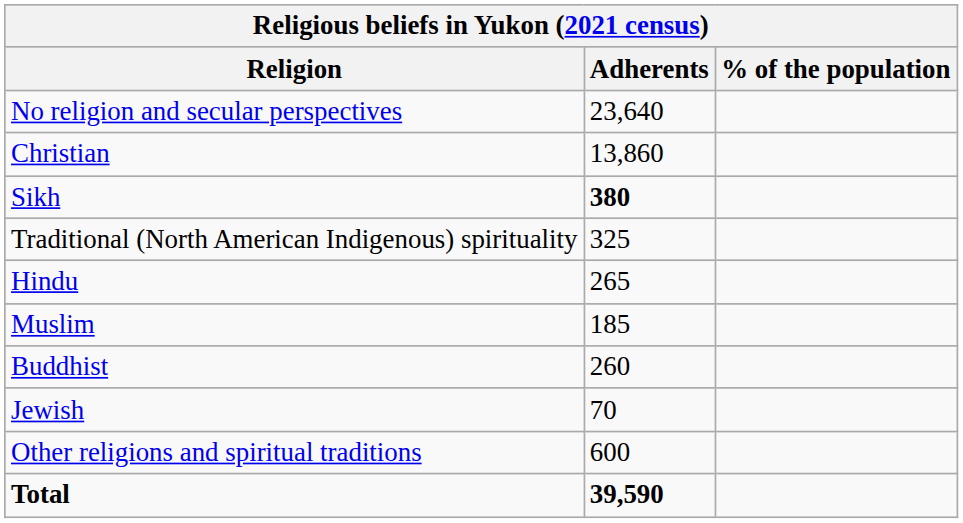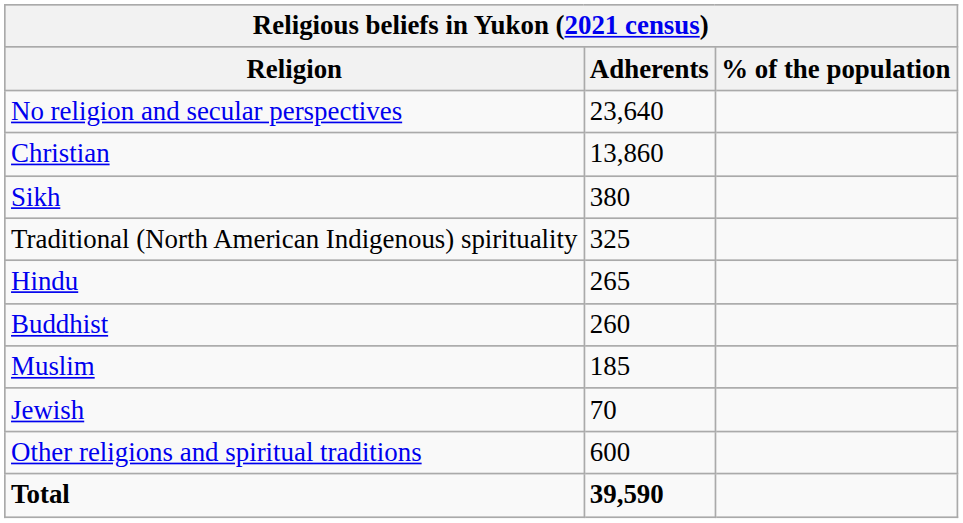(610, 196) bold -> (610, 196) normal
rows swapped: (60, 366) <-> (53, 324)
